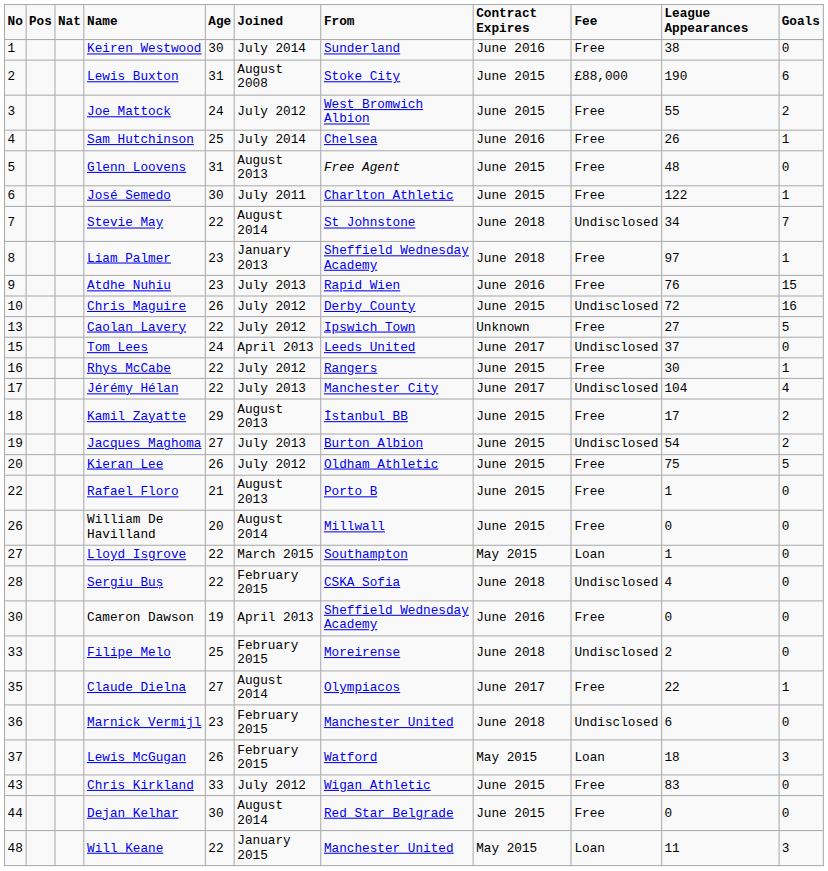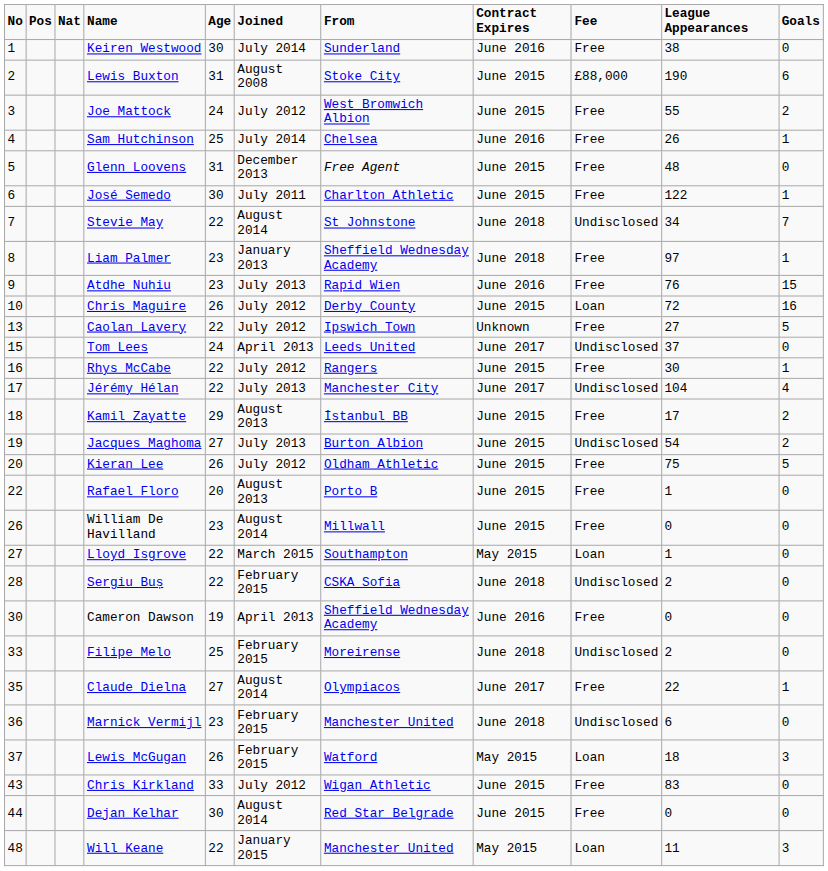(260, 168) August 2013 -> (268, 168) December 2013
(616, 307) Undisclosed -> (590, 307) Loan
(216, 493) 21 -> (216, 493) 20
(216, 528) 20 -> (216, 528) 23
(668, 583) 4 -> (668, 583) 2
